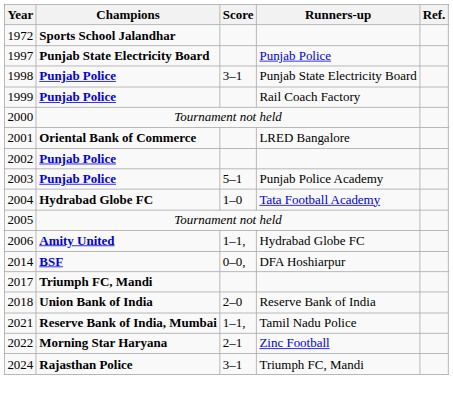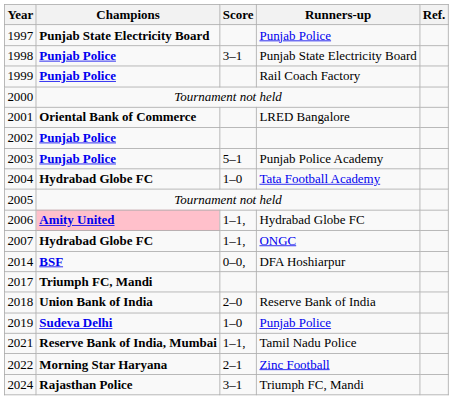- row: (20, 35)
(77, 240) no background -> (77, 220) pink background
+ row: (20, 240)
+ row: (20, 323)
